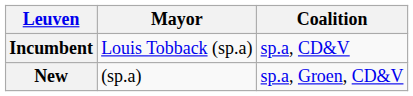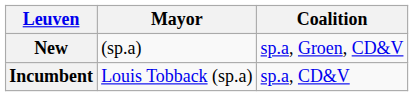rows swapped: (51, 48) <-> (51, 76)
